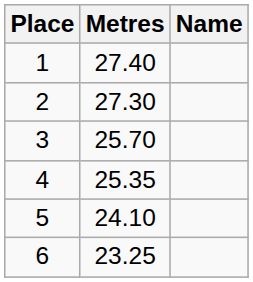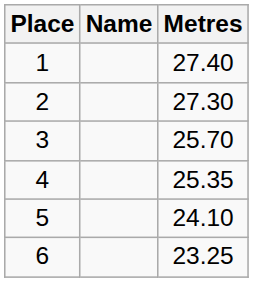columns swapped: (209, 23) <-> (125, 23)
